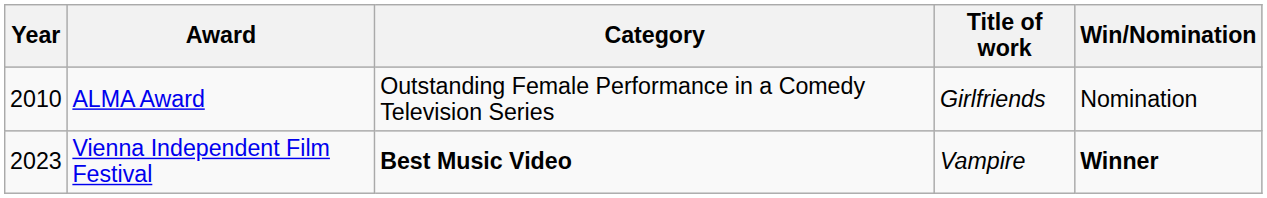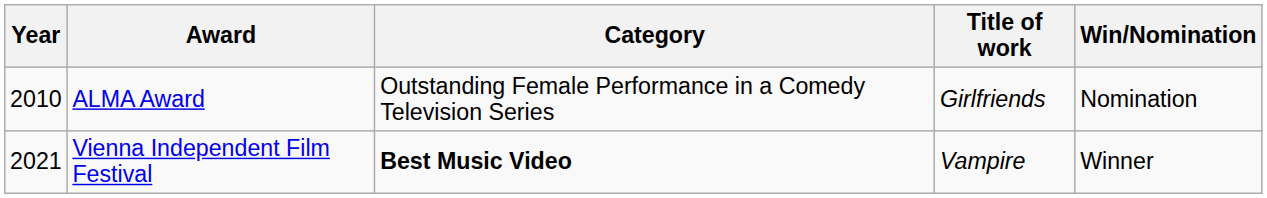(36, 161) 2023 -> (36, 161) 2021
(1119, 161) bold -> (1117, 161) normal
